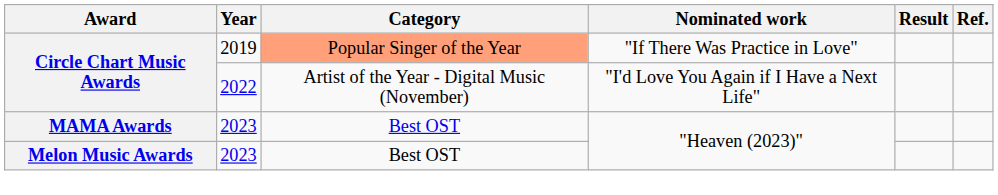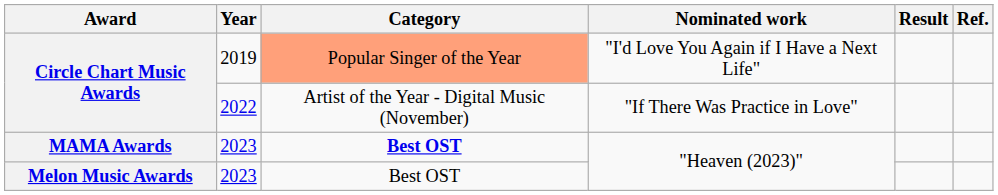(741, 47) "If There Was Practice in Love" -> (741, 58) "I'd Love You Again if I Have a Next Life"
(741, 87) "I'd Love You Again if I Have a Next Life" -> (741, 107) "If There Was Practice in Love"
(424, 126) normal -> (424, 146) bold
